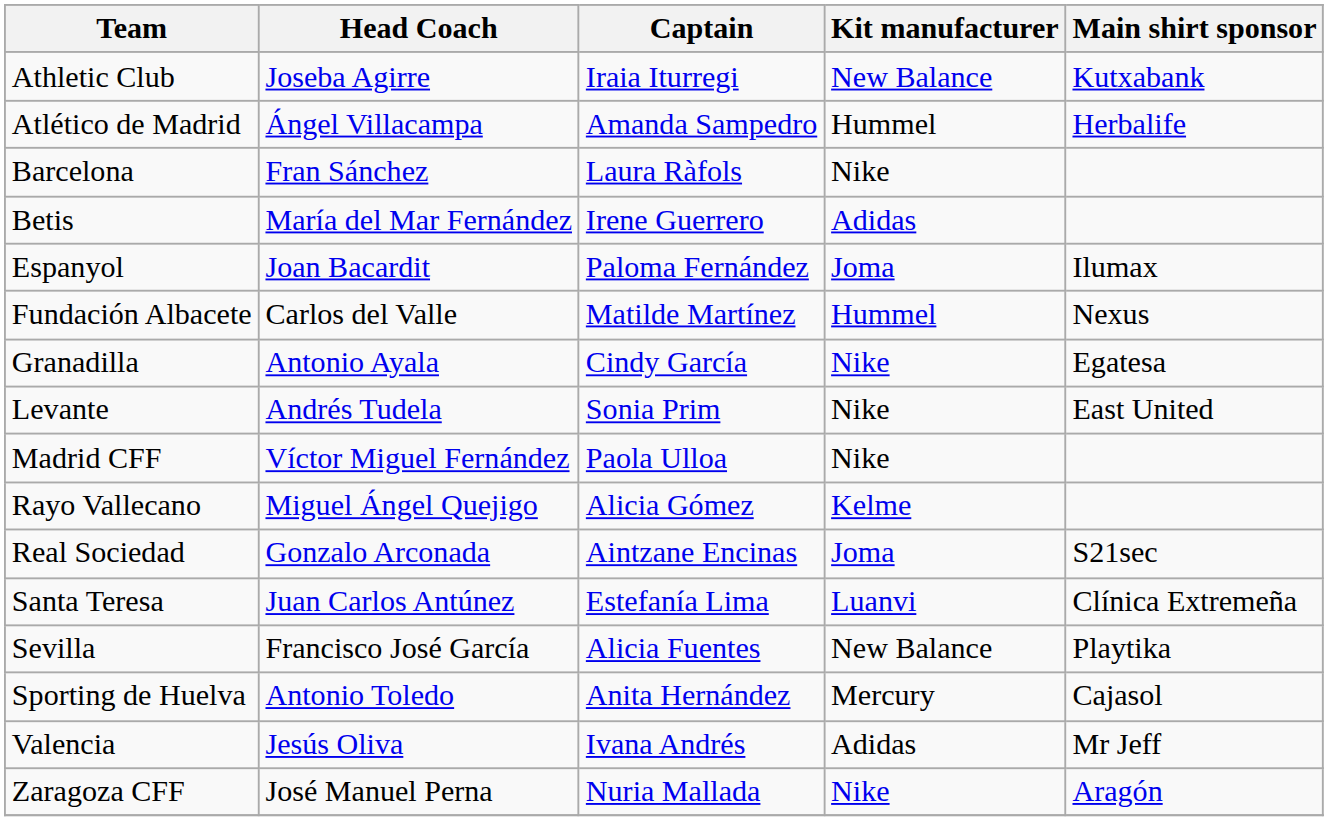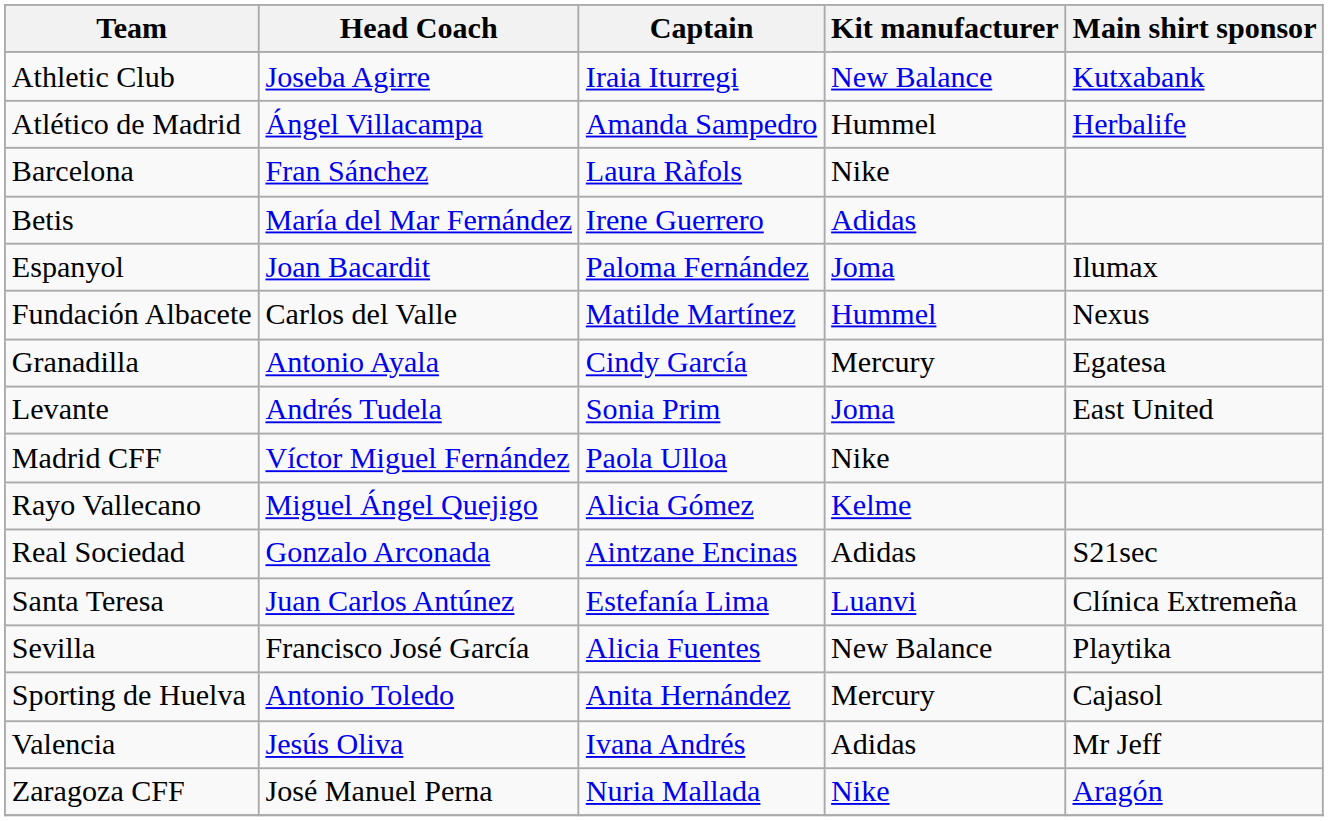(860, 362) Nike -> (883, 362) Mercury
(860, 409) Nike -> (863, 409) Joma
(863, 553) Joma -> (874, 553) Adidas
